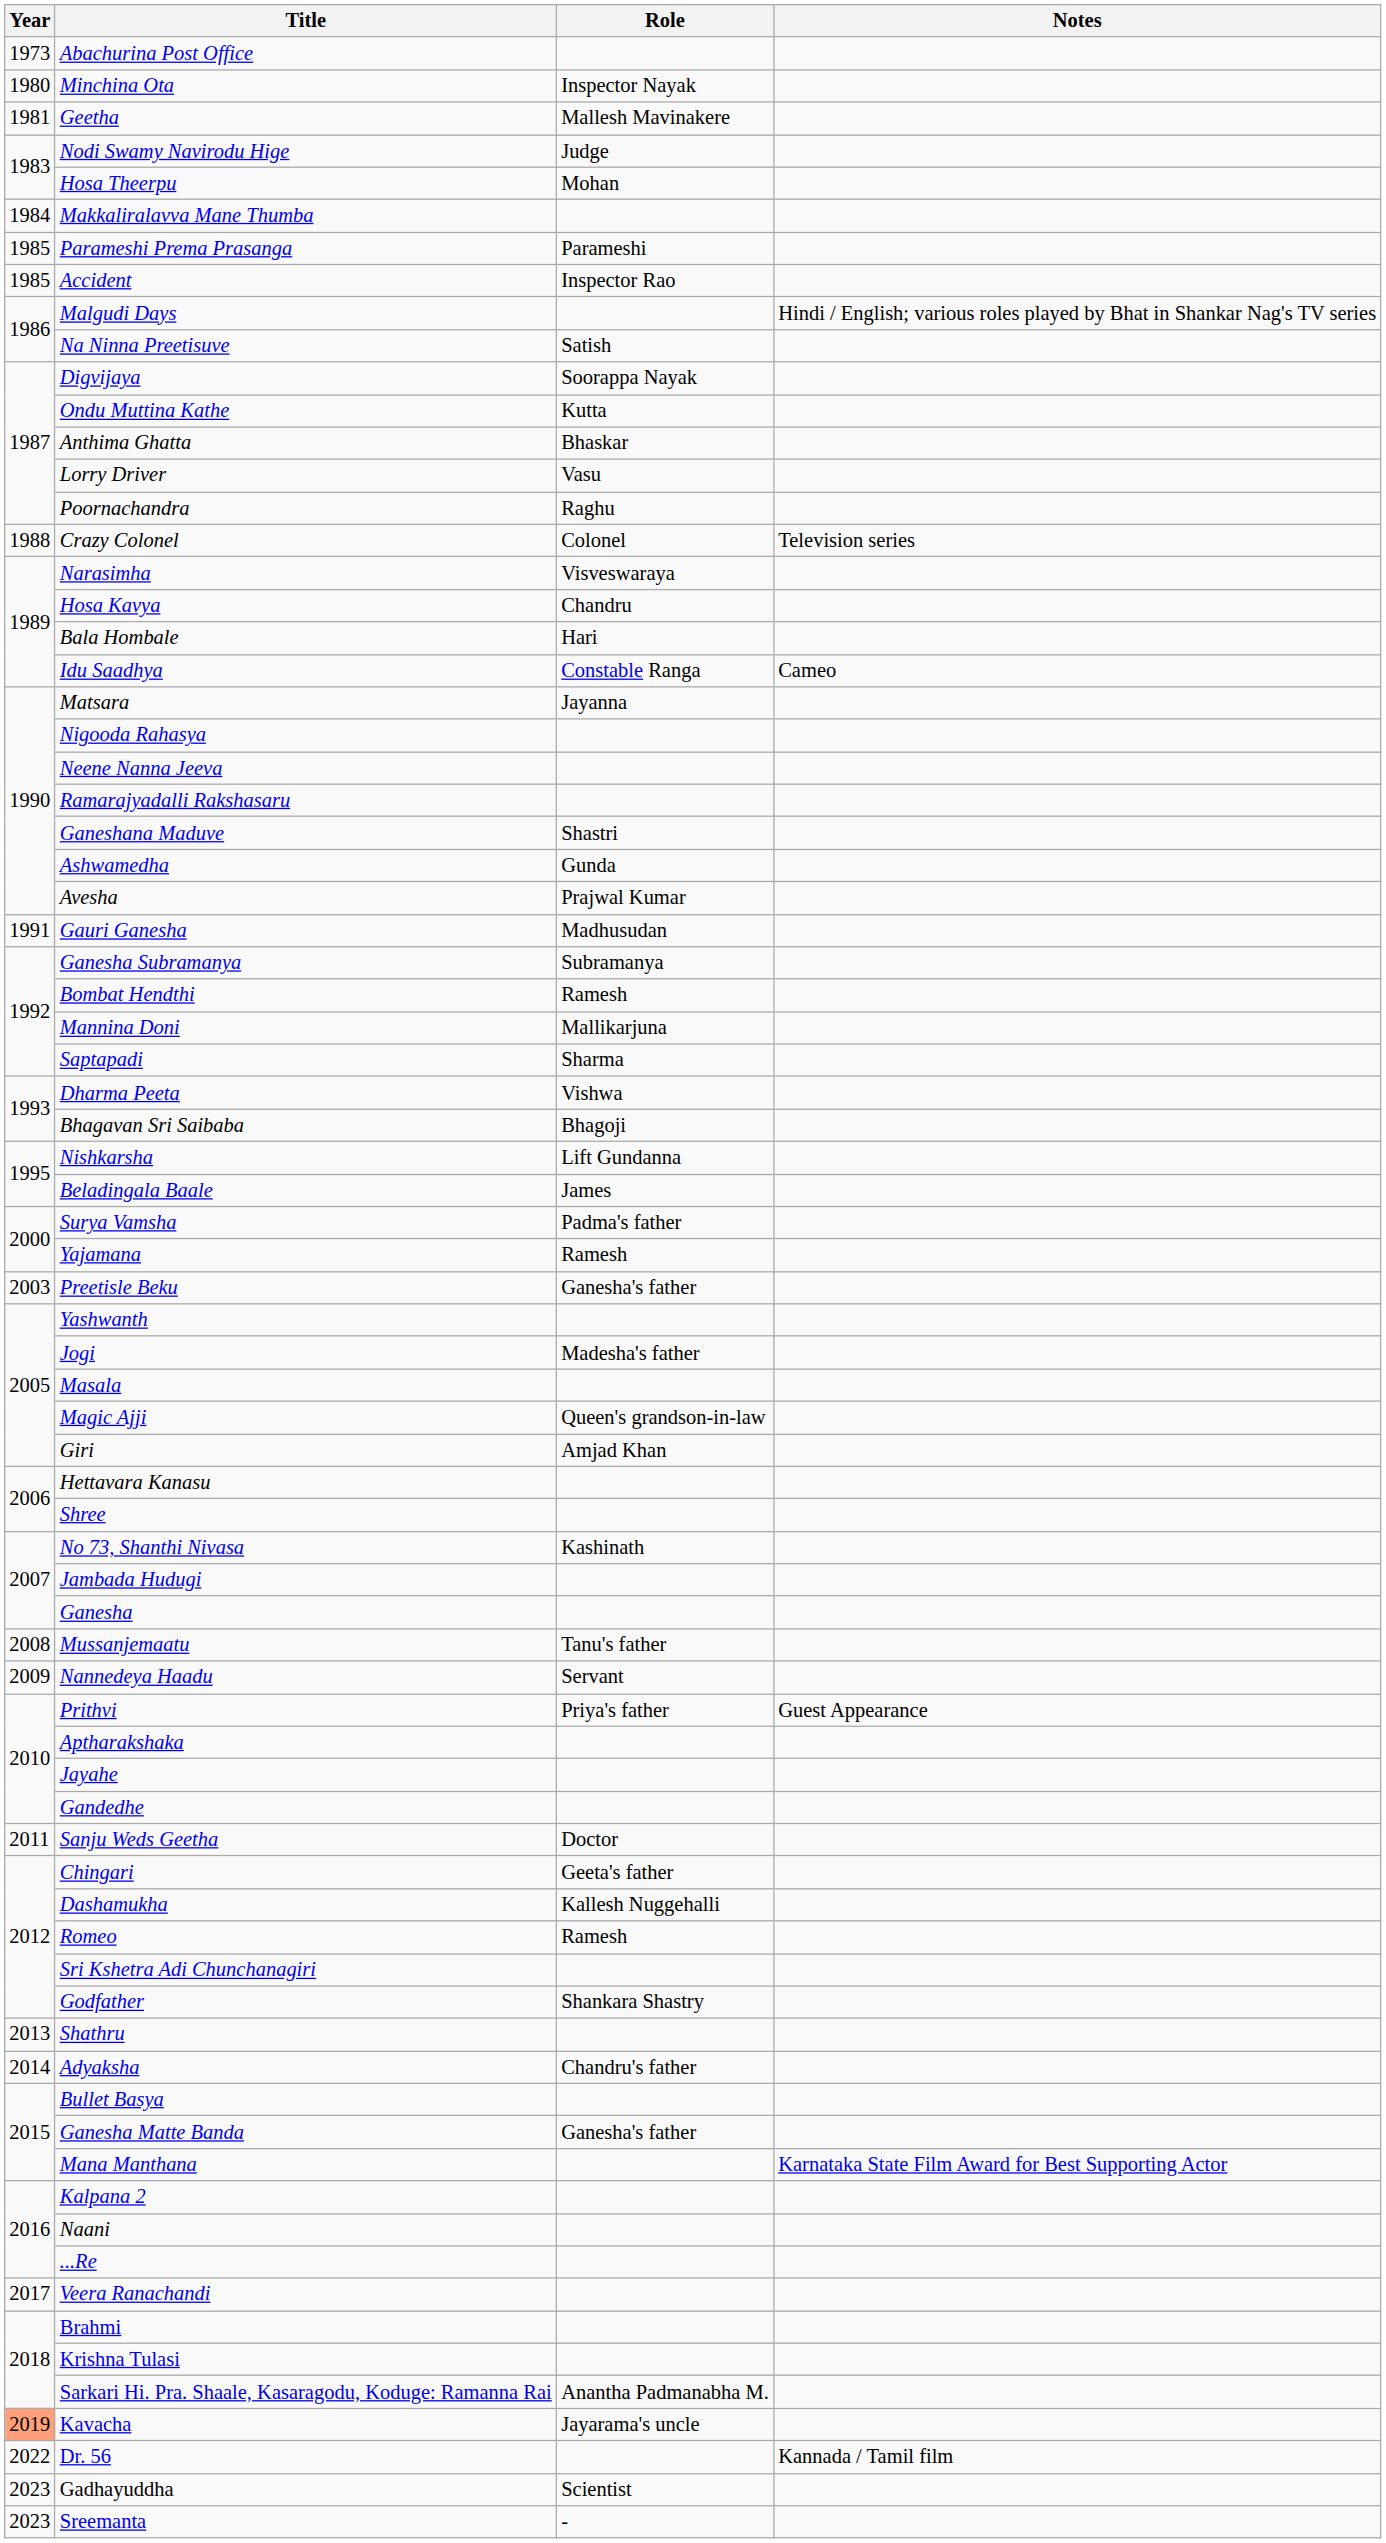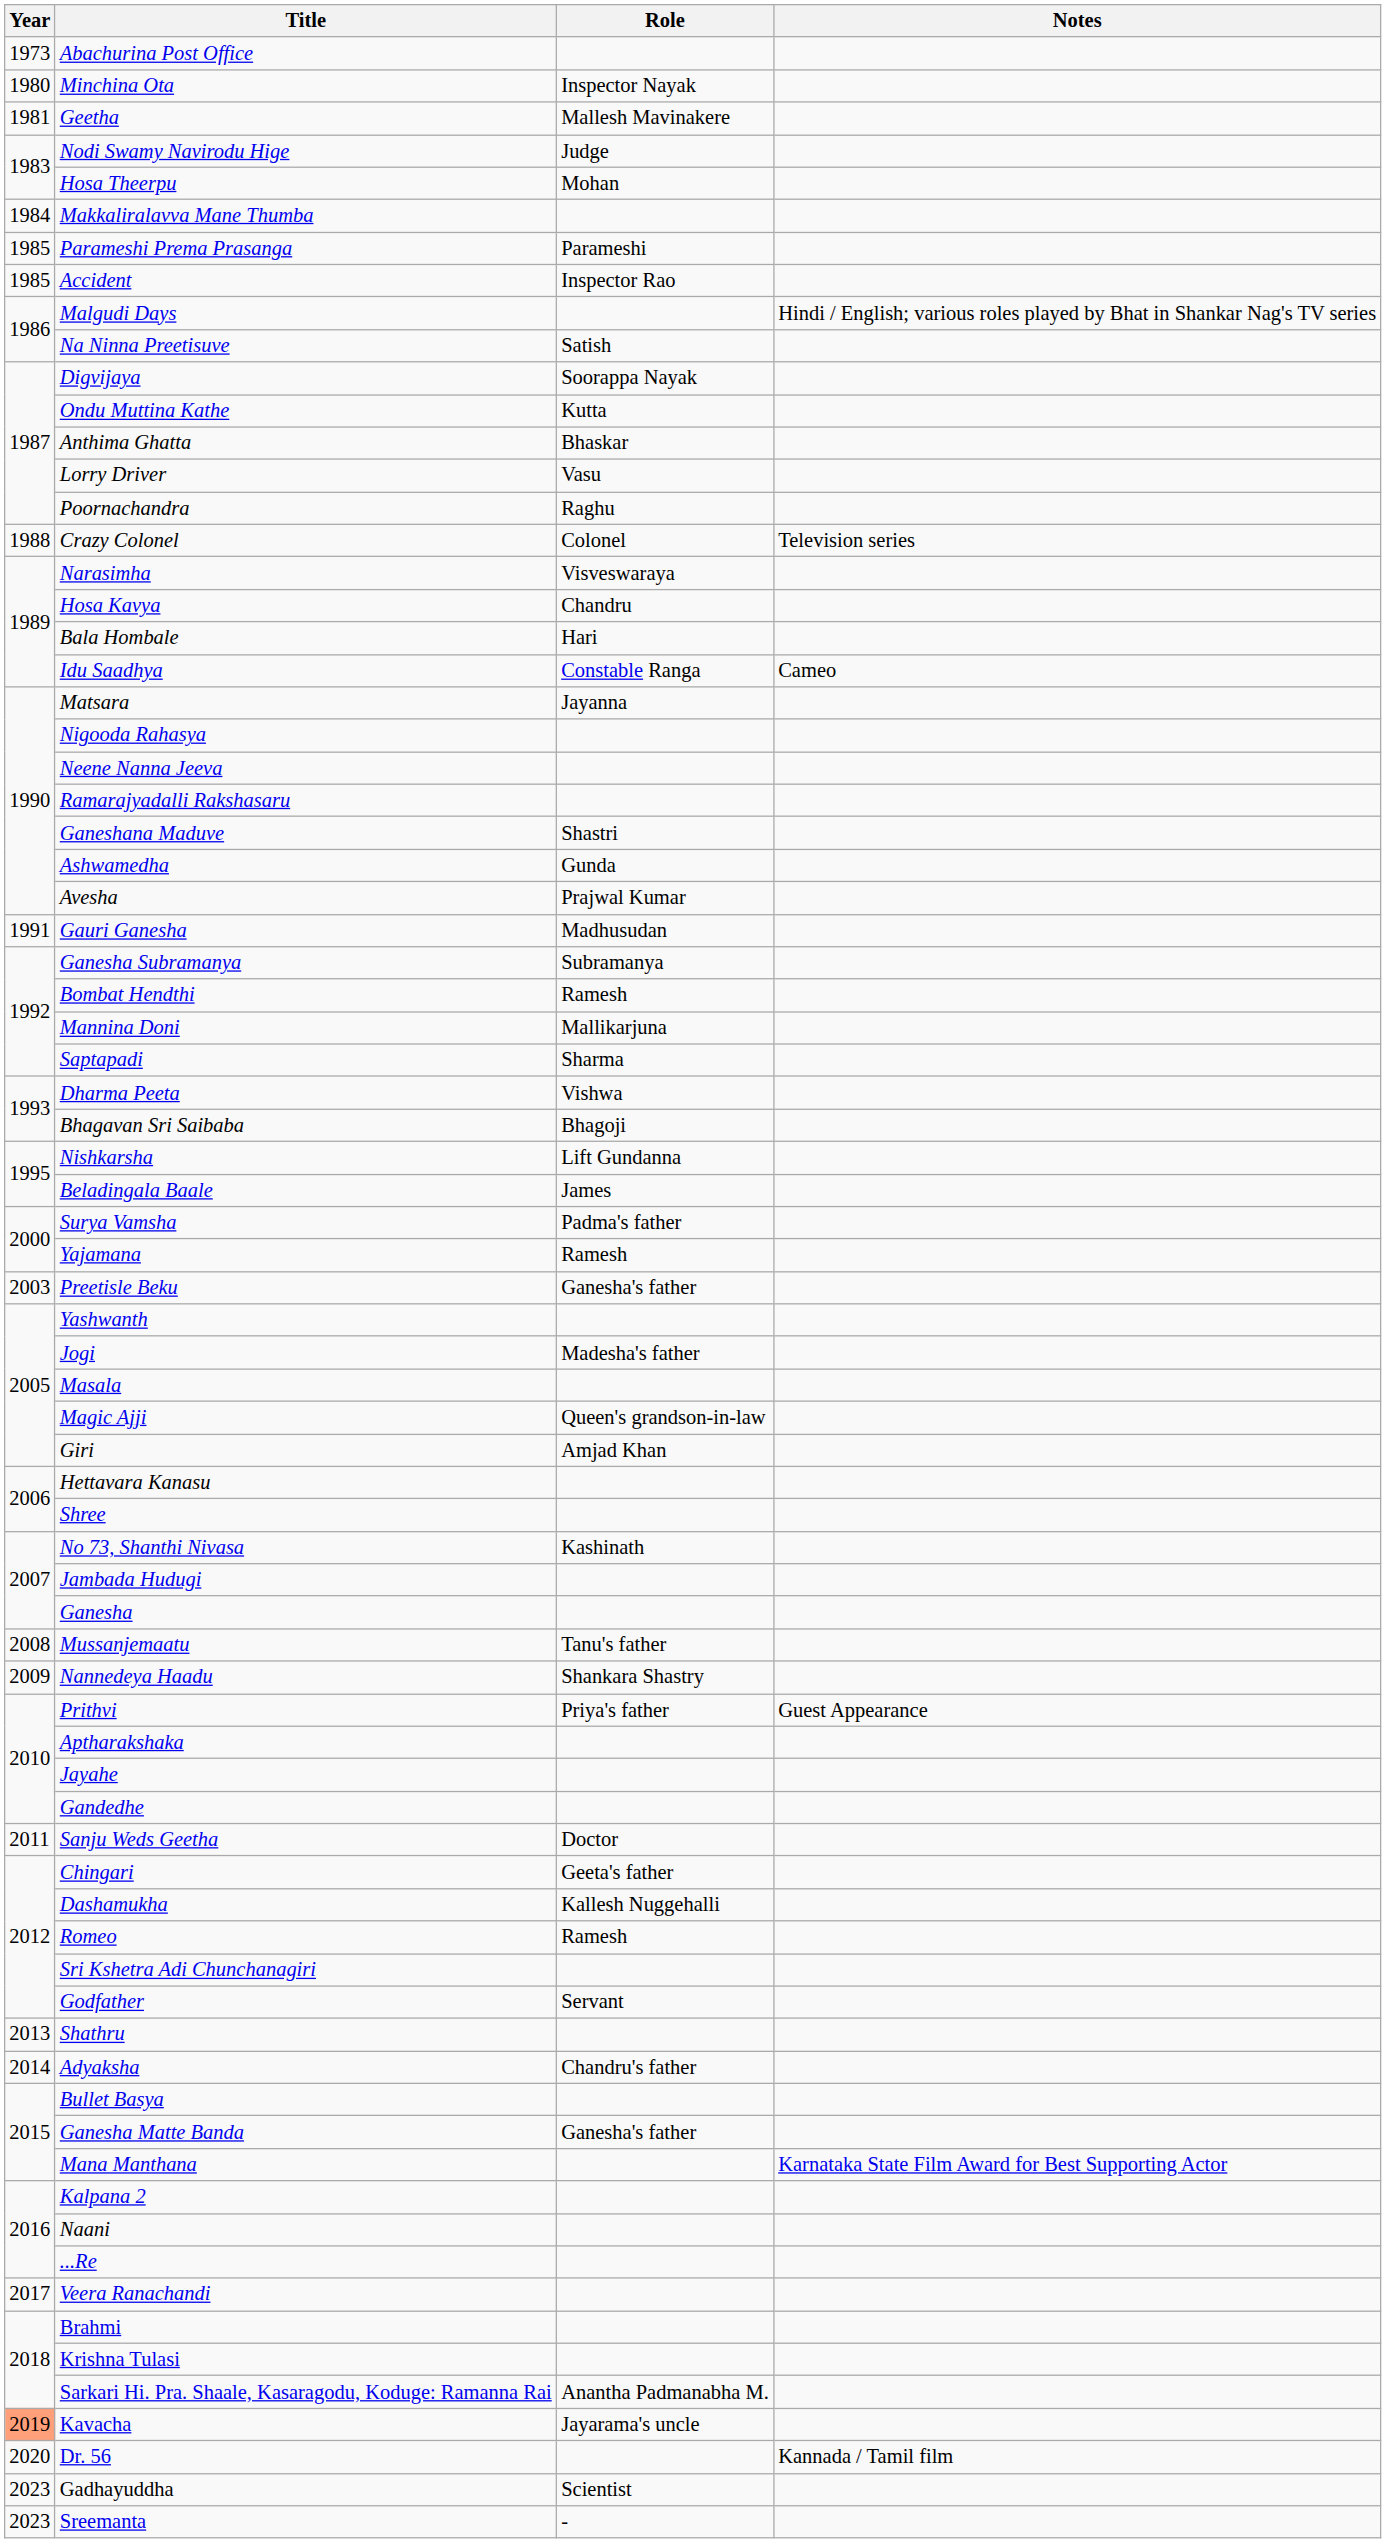(592, 1677) Servant -> (633, 1677) Shankara Shastry
(633, 2002) Shankara Shastry -> (592, 2002) Servant
(30, 2456) 2022 -> (30, 2456) 2020
